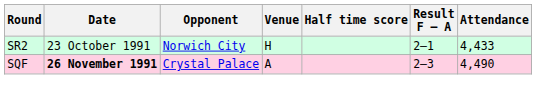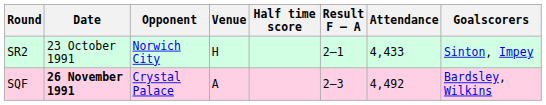+ column: (491, 20)
(477, 64) 4,490 -> (387, 84) 4,492
